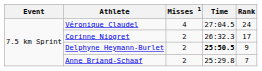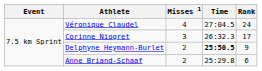(184, 36) 2 -> (184, 36) 3
(247, 60) 7 -> (247, 60) 6
